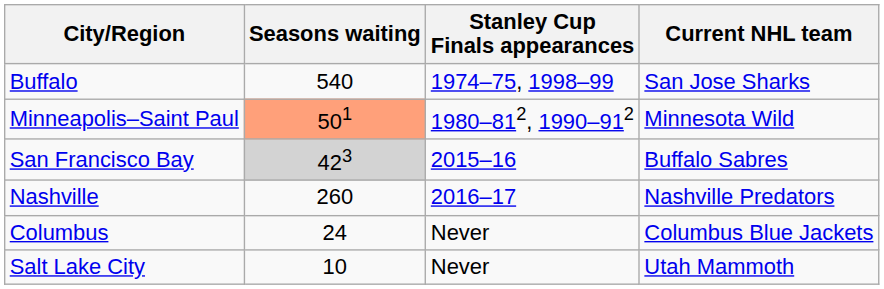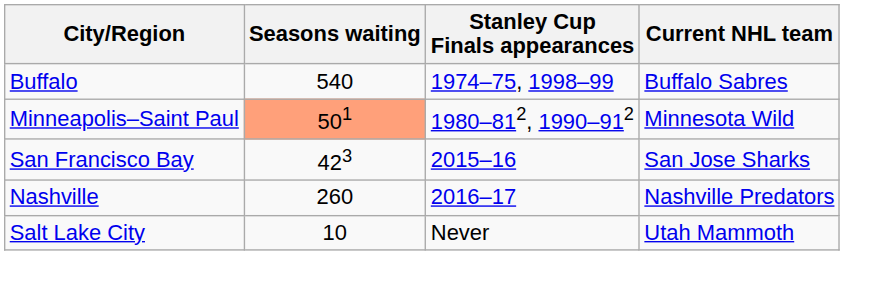(727, 81) San Jose Sharks -> (716, 81) Buffalo Sabres
(335, 159) lightgrey background -> (335, 159) no background
(716, 159) Buffalo Sabres -> (727, 159) San Jose Sharks
- row: (59, 232)
